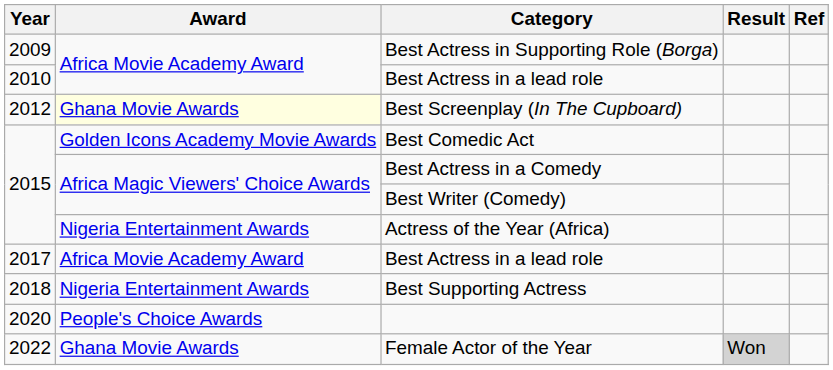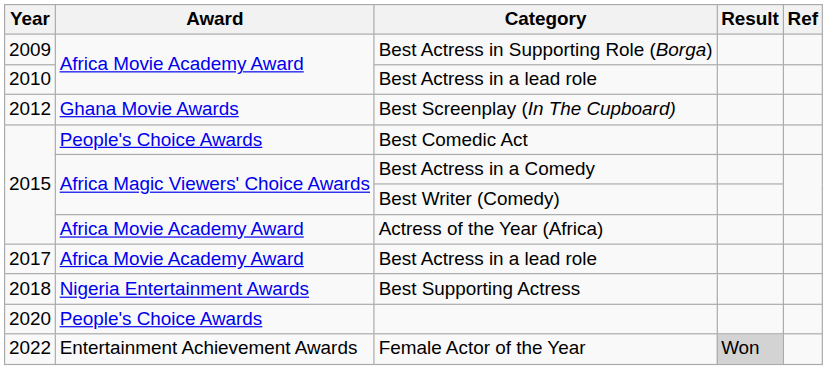(149, 109) lightyellow background -> (149, 109) no background
(218, 139) Golden Icons Academy Movie Awards -> (161, 139) People's Choice Awards
(184, 229) Nigeria Entertainment Awards -> (182, 229) Africa Movie Academy Award
(149, 348) Ghana Movie Awards -> (208, 348) Entertainment Achievement Awards
